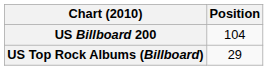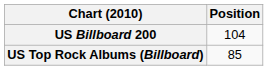(235, 55) 29 -> (235, 55) 85
